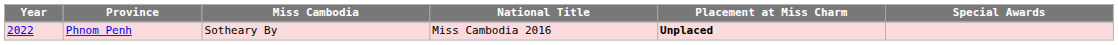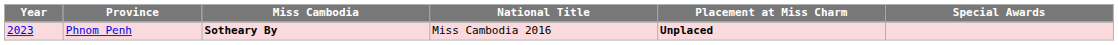(20, 31) 2022 -> (20, 31) 2023
(241, 31) normal -> (241, 31) bold
